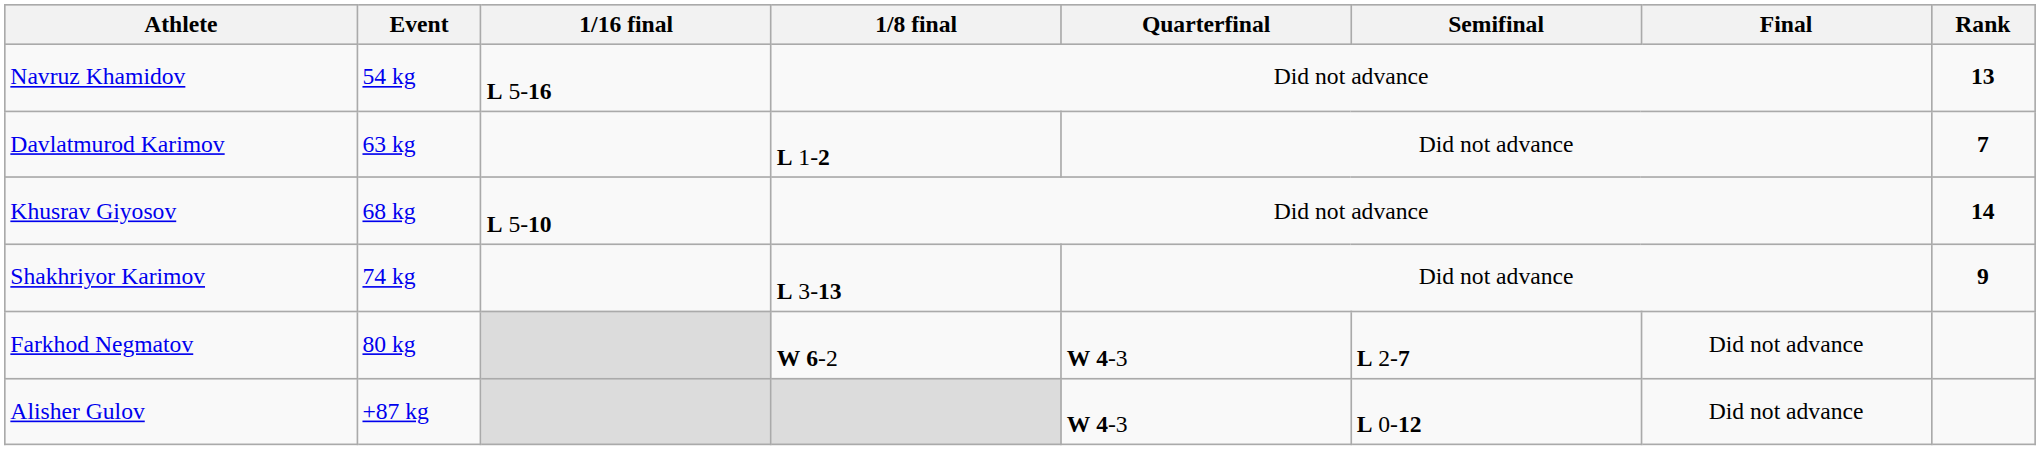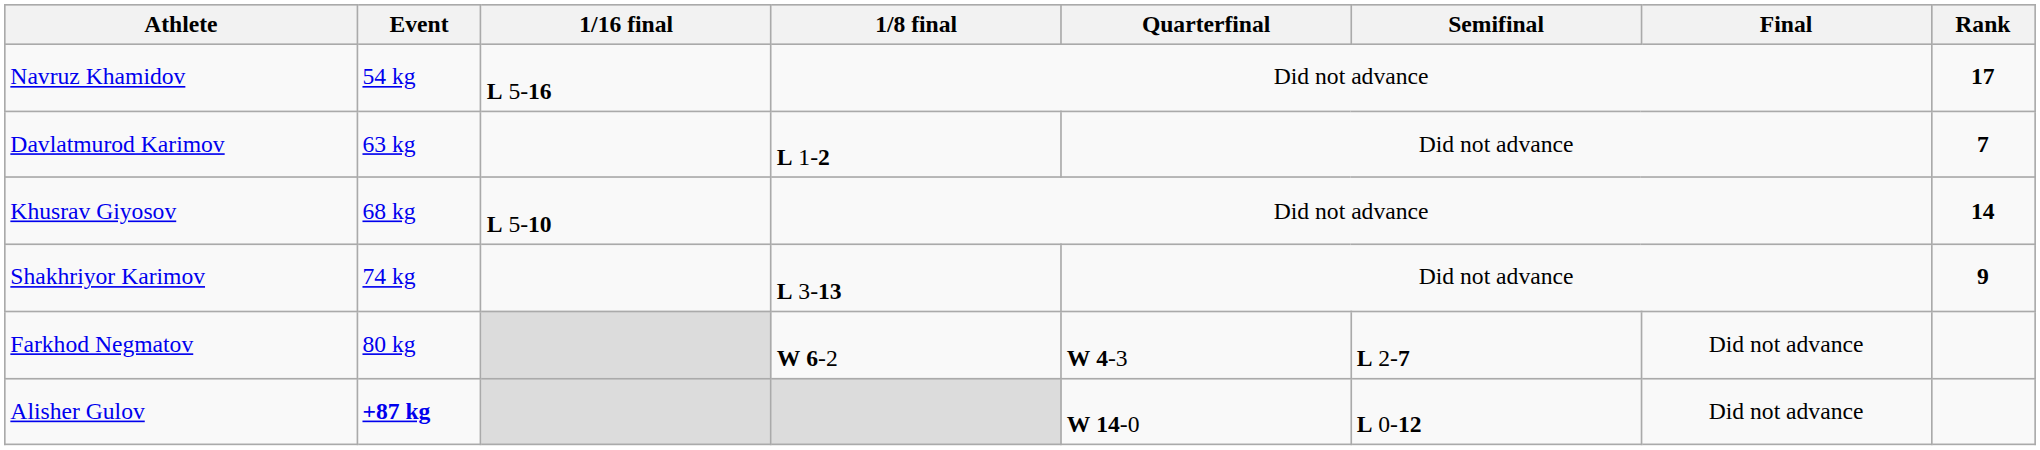(1983, 77) 13 -> (1983, 77) 17
(396, 411) normal -> (396, 411) bold
(1097, 425) W 4-3 -> (1103, 425) W 14-0
